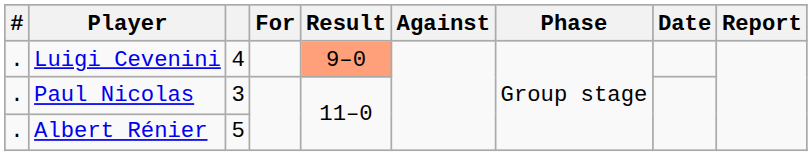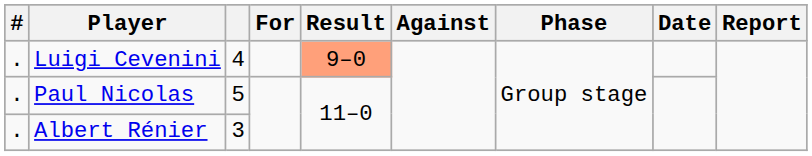(238, 95) 3 -> (238, 95) 5
(238, 132) 5 -> (238, 132) 3
